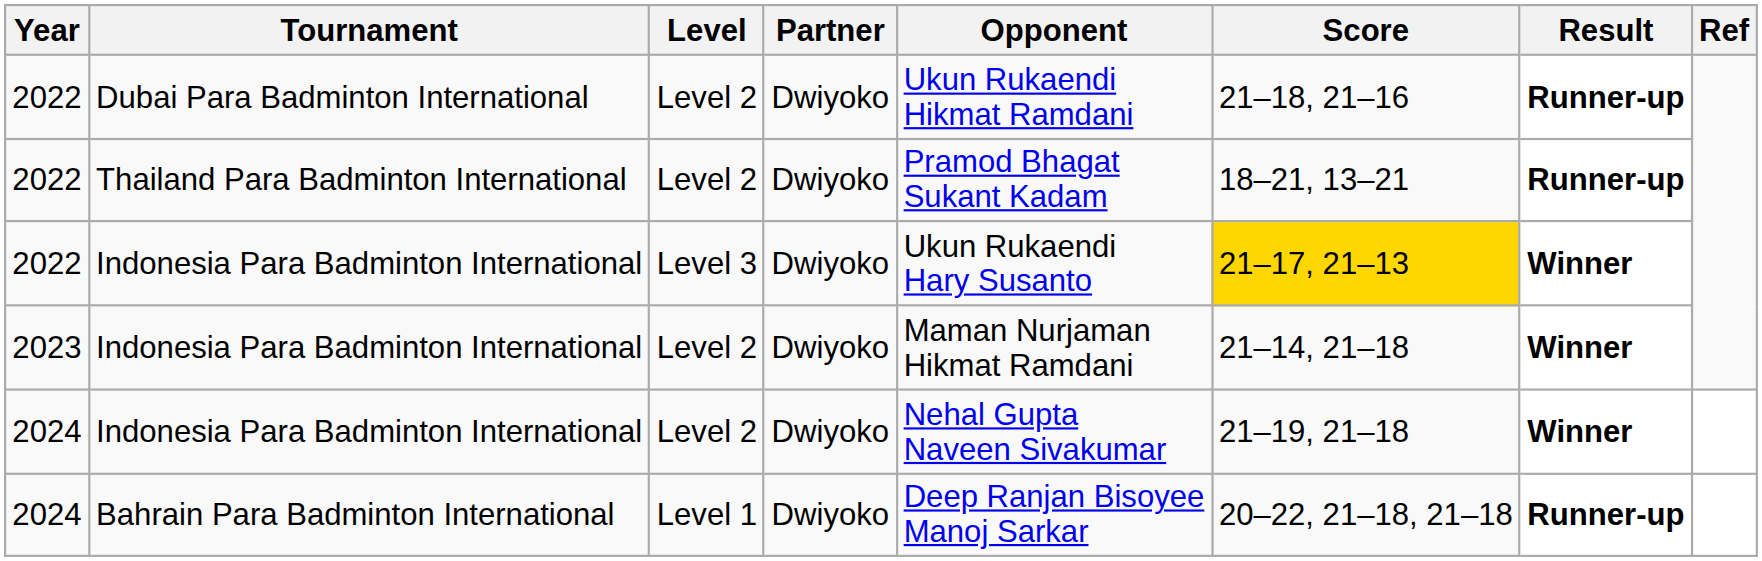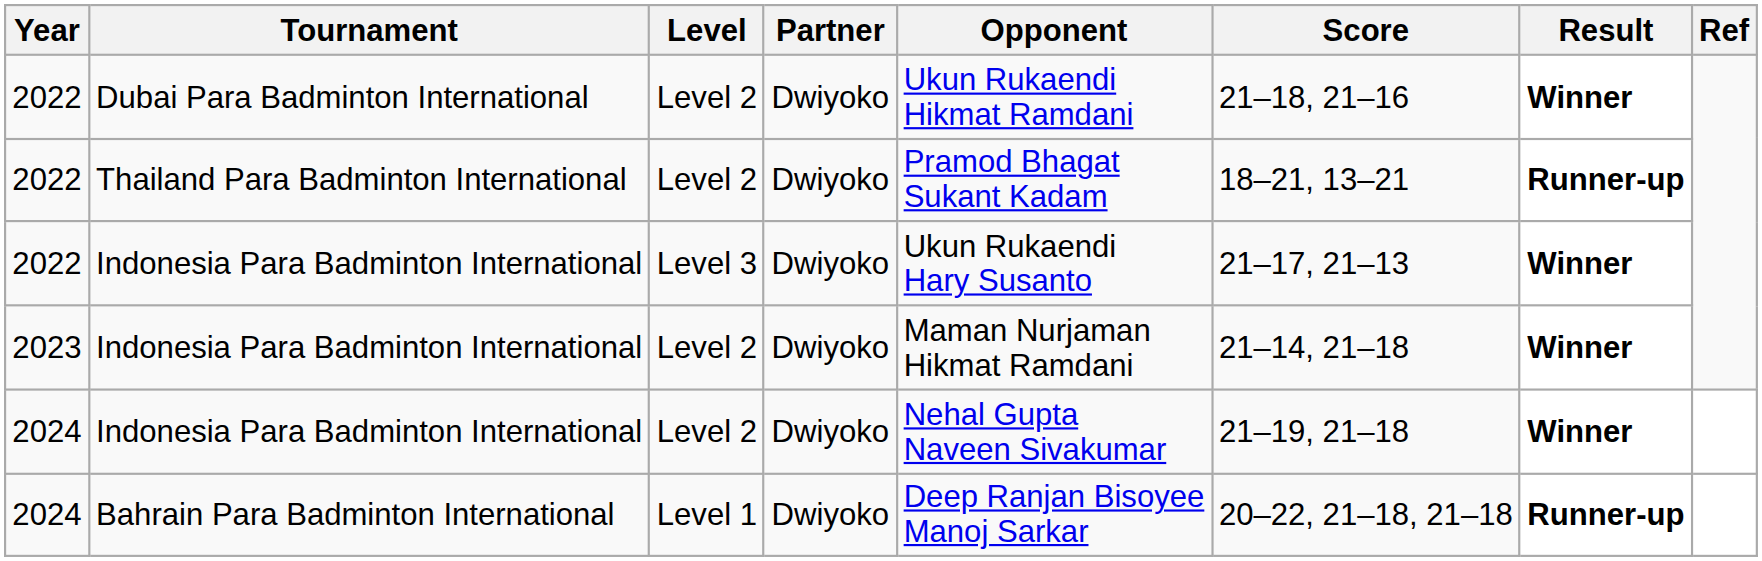(1606, 96) Runner-up -> (1580, 96) Winner
(1314, 264) gold background -> (1314, 264) no background
